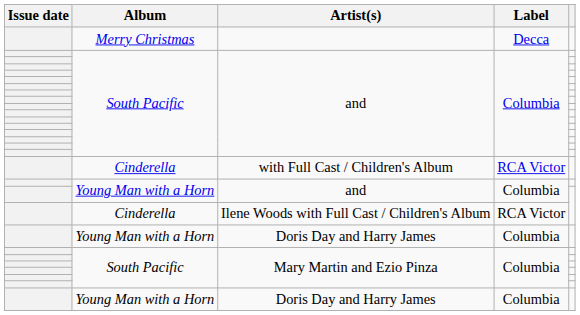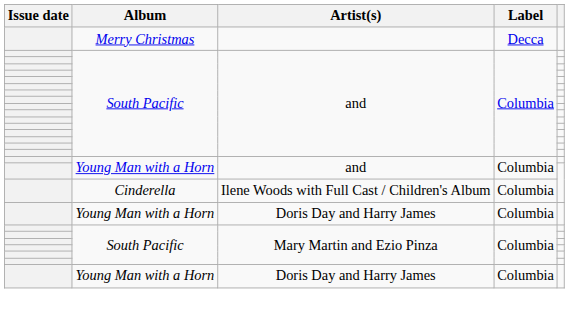- row: (145, 167)
(531, 213) RCA Victor -> (526, 190) Columbia
